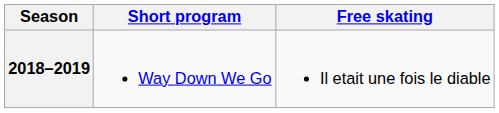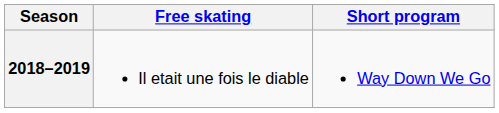columns swapped: (185, 17) <-> (385, 17)
